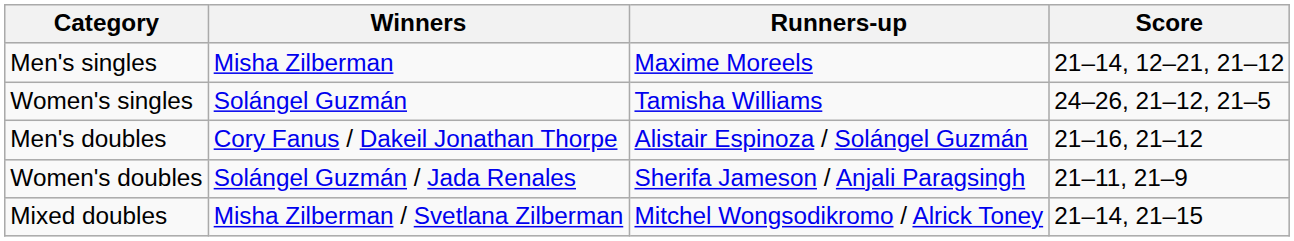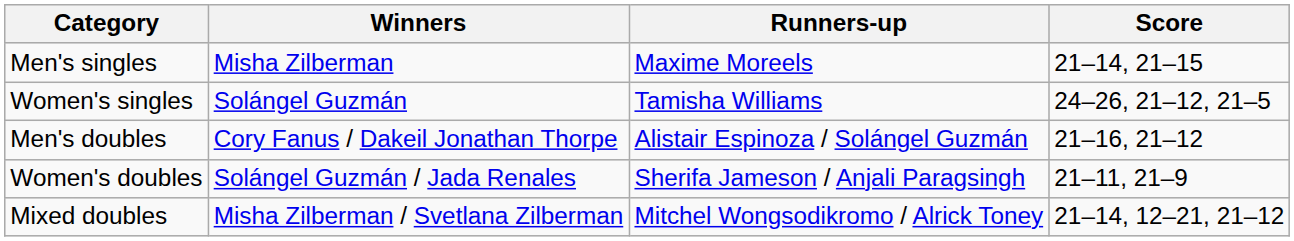(1169, 62) 21–14, 12–21, 21–12 -> (1129, 62) 21–14, 21–15
(1129, 216) 21–14, 21–15 -> (1169, 216) 21–14, 12–21, 21–12
